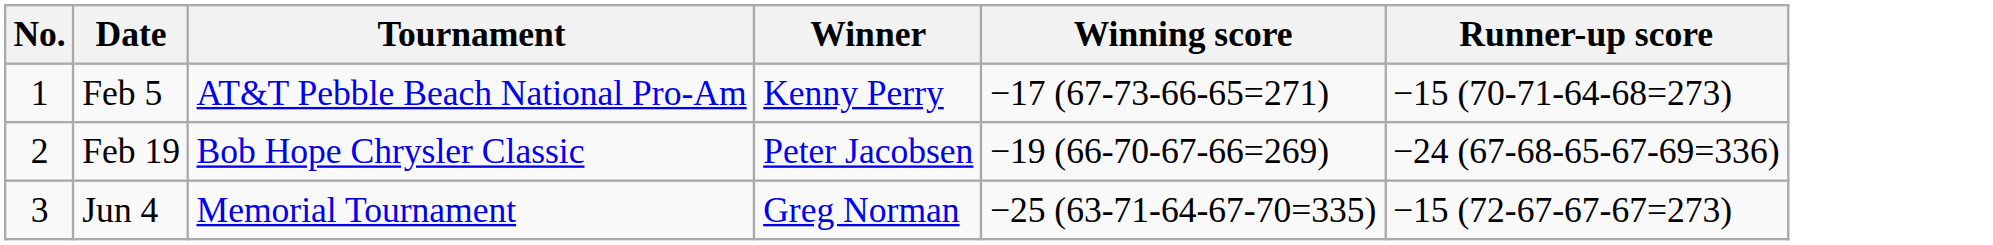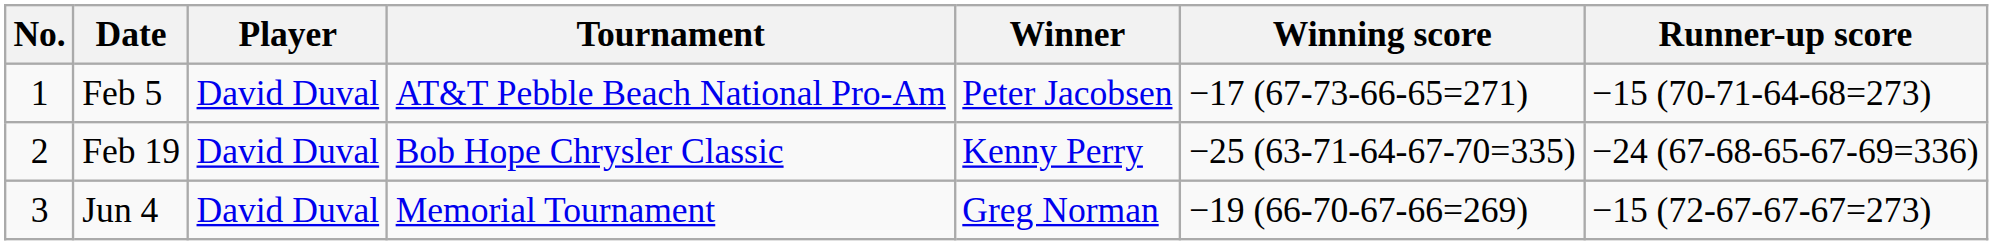+ column: (288, 34)
(853, 92) Kenny Perry -> (1067, 92) Peter Jacobsen
(868, 151) Peter Jacobsen -> (1053, 151) Kenny Perry
(1159, 151) −19 (66-70-67-66=269) -> (1382, 151) −25 (63-71-64-67-70=335)
(1183, 209) −25 (63-71-64-67-70=335) -> (1359, 209) −19 (66-70-67-66=269)
